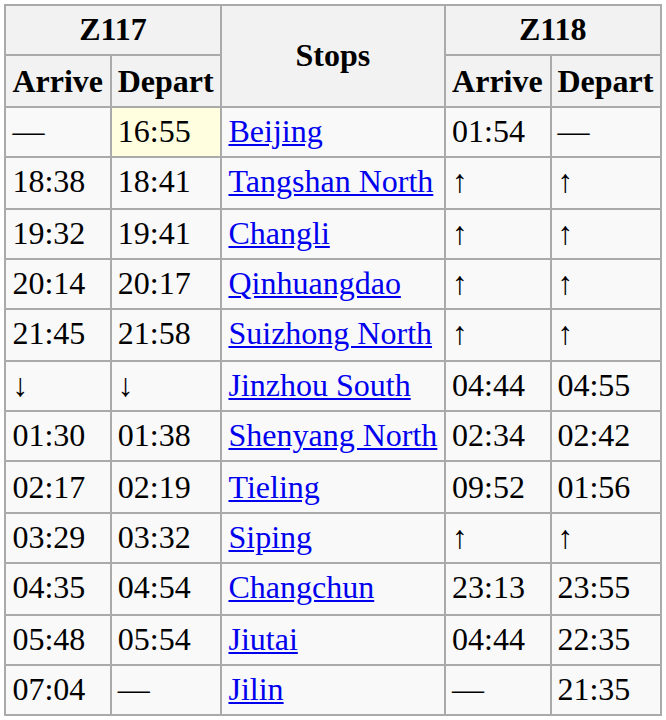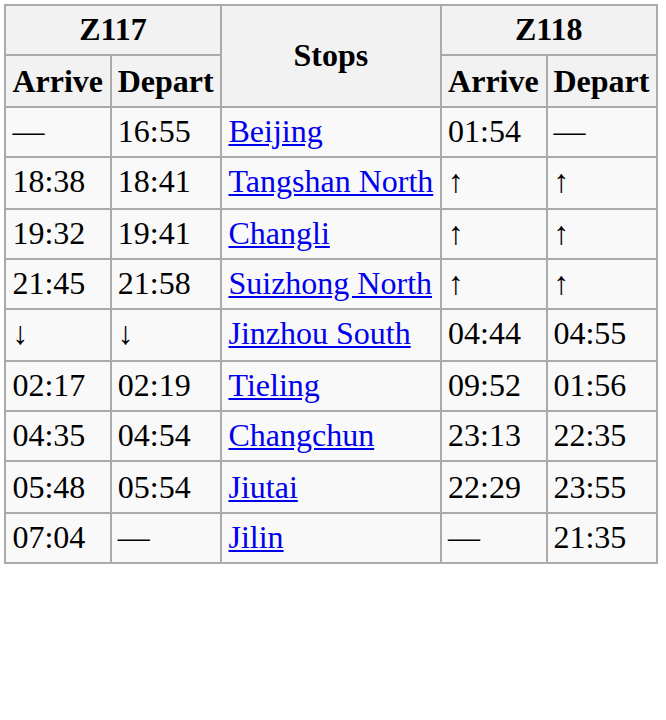(154, 131) lightyellow background -> (154, 131) no background
- row: (315, 283)
- row: (333, 435)
- row: (270, 537)
(594, 588) 23:55 -> (590, 435) 22:35
(489, 638) 04:44 -> (485, 486) 22:29
(594, 638) 22:35 -> (590, 486) 23:55
